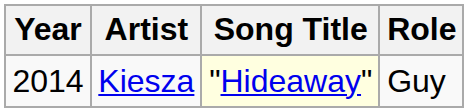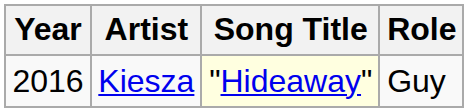(48, 80) 2014 -> (48, 80) 2016
